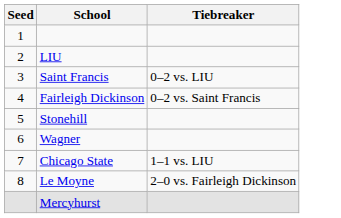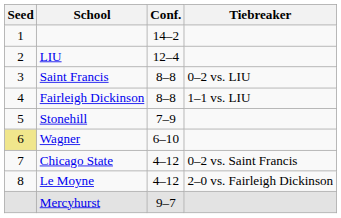+ column: (166, 14)
(205, 98) 0–2 vs. Saint Francis -> (219, 98) 1–1 vs. LIU
(21, 139) no background -> (21, 139) khaki background
(182, 160) 1–1 vs. LIU -> (242, 160) 0–2 vs. Saint Francis
